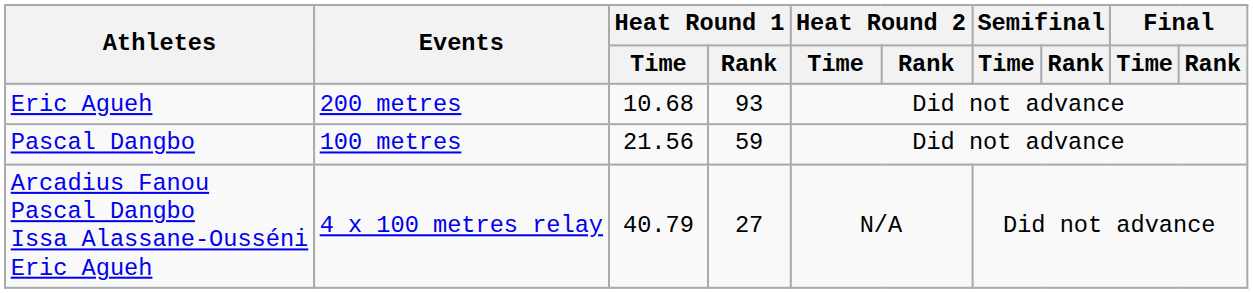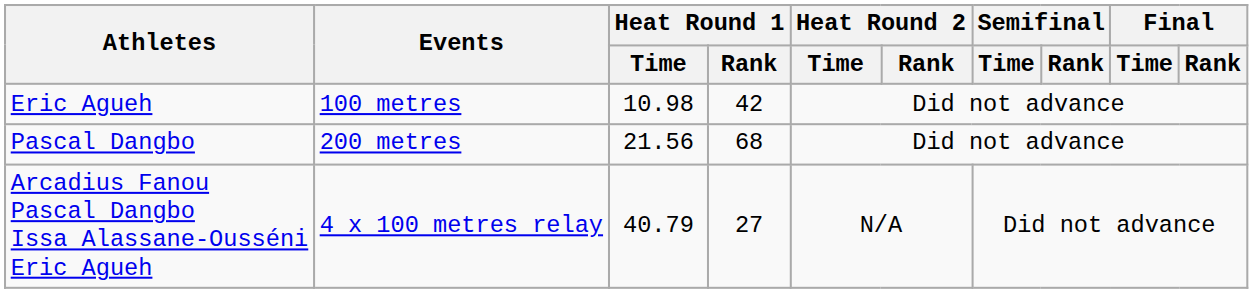(391, 104) 200 metres -> (391, 104) 100 metres
(658, 104) 10.68 -> (658, 104) 10.98
(749, 104) 93 -> (749, 104) 42
(391, 144) 100 metres -> (391, 144) 200 metres
(749, 144) 59 -> (749, 144) 68
